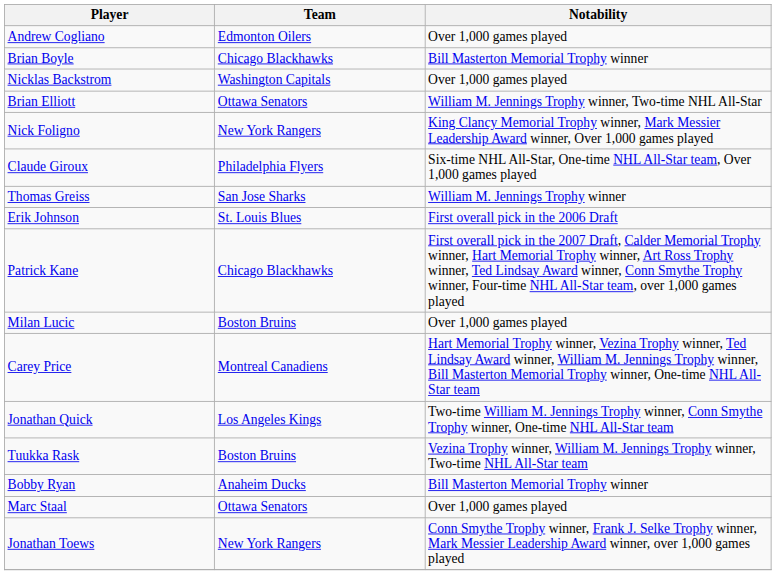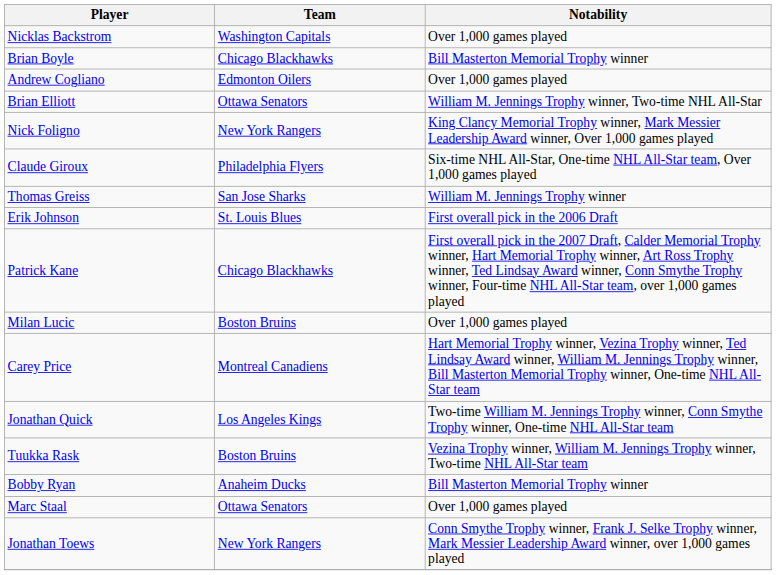rows swapped: (59, 79) <-> (56, 36)
